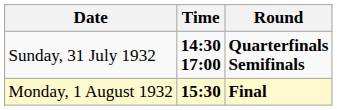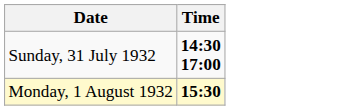- column: (279, 18)
